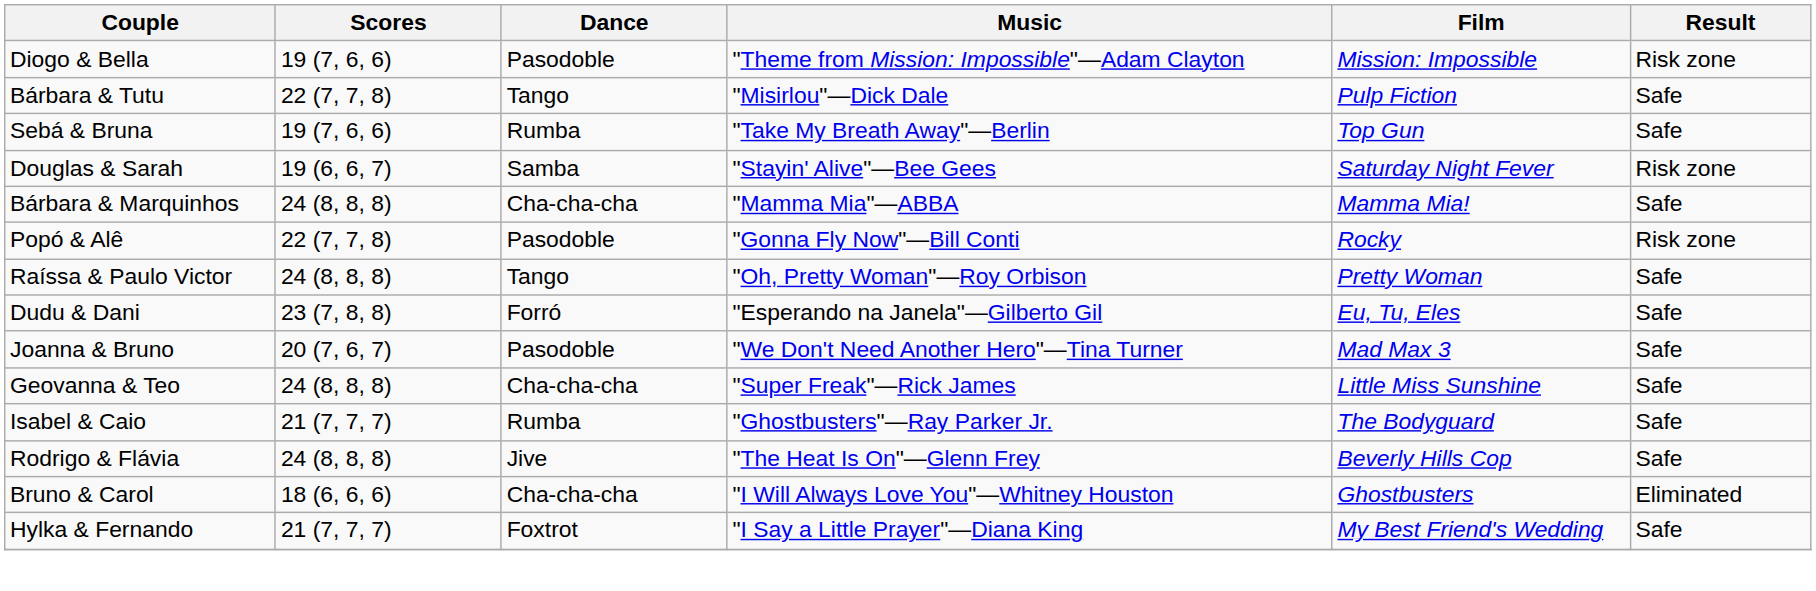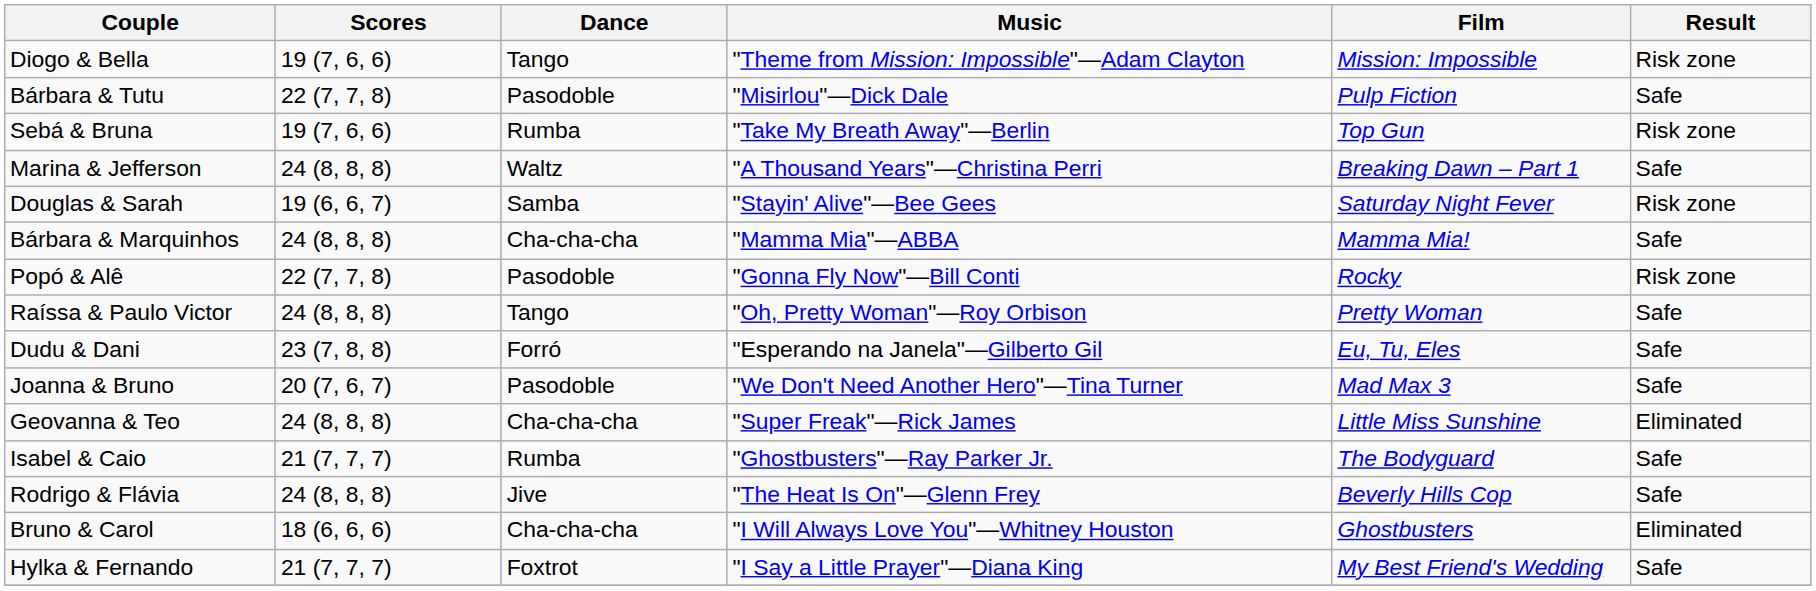(561, 58) Pasodoble -> (538, 58) Tango
(538, 95) Tango -> (561, 95) Pasodoble
(1659, 131) Safe -> (1686, 131) Risk zone
+ row: (106, 167)
(1659, 385) Safe -> (1689, 421) Eliminated
